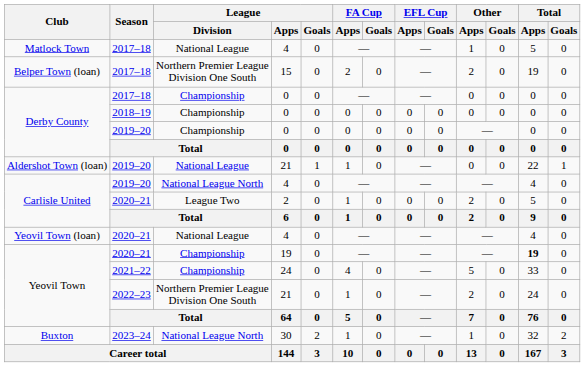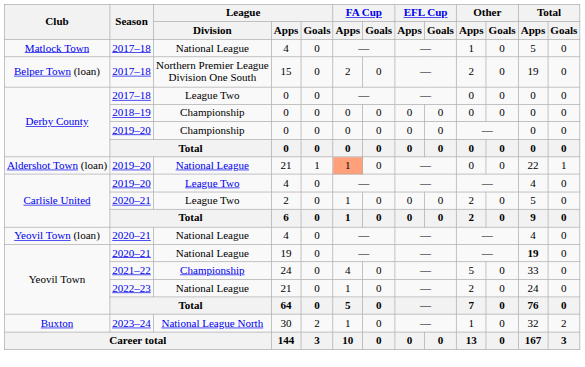(212, 95) Championship -> (212, 95) League Two
(348, 165) no background -> (348, 165) lightsalmon background
(212, 183) National League North -> (212, 183) League Two
(212, 253) Championship -> (212, 253) National League
(212, 294) Northern Premier League Division One South -> (212, 288) National League
